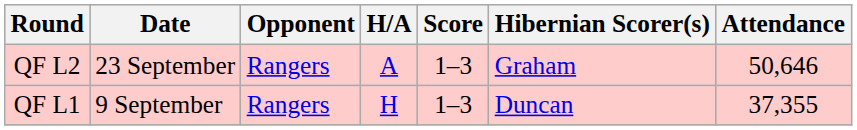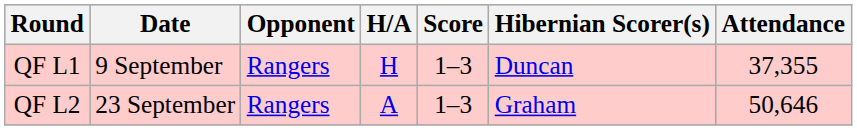rows swapped: (47, 104) <-> (47, 64)
